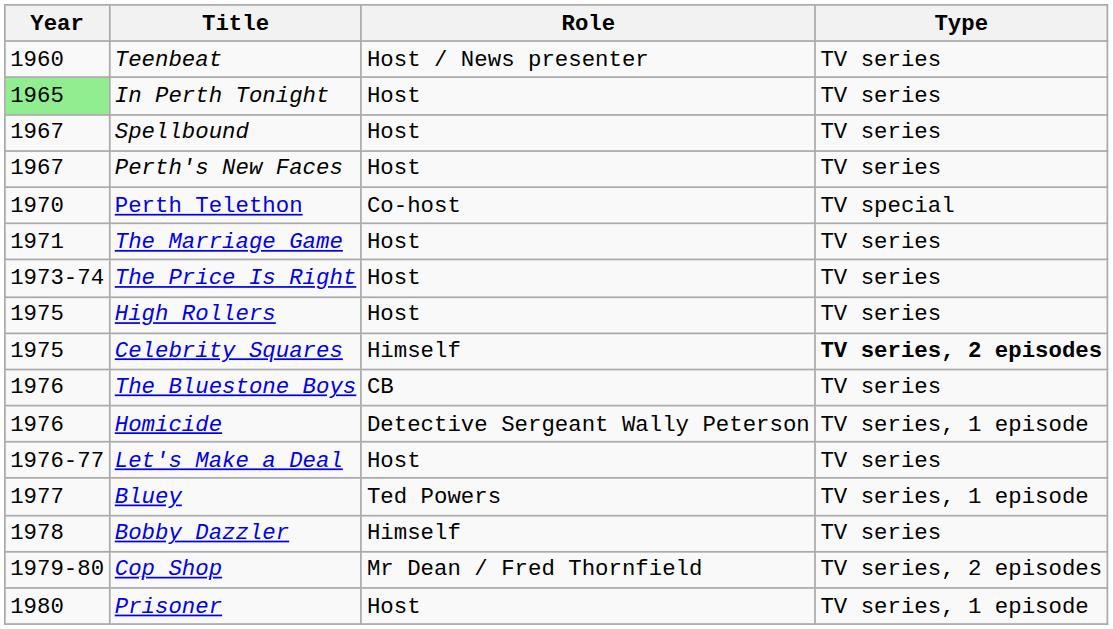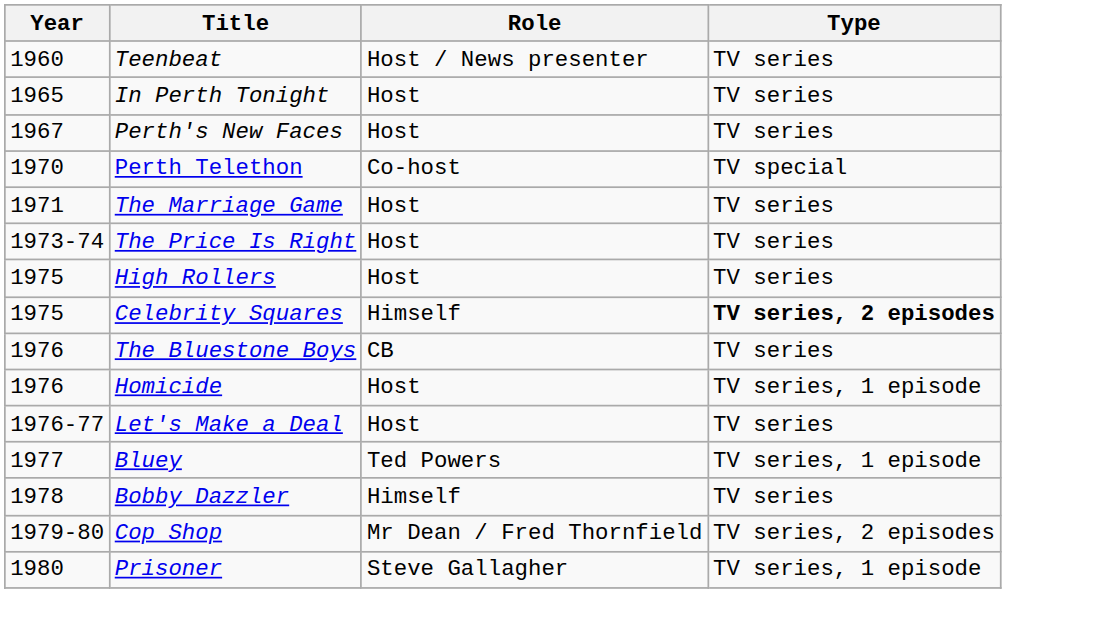(37, 96) lightgreen background -> (37, 96) no background
- row: (182, 132)
(588, 424) Detective Sergeant Wally Peterson -> (394, 388) Host
(394, 606) Host -> (468, 570) Steve Gallagher
